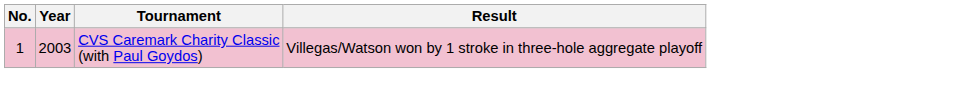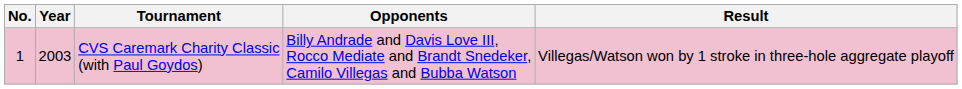+ column: (409, 16)
